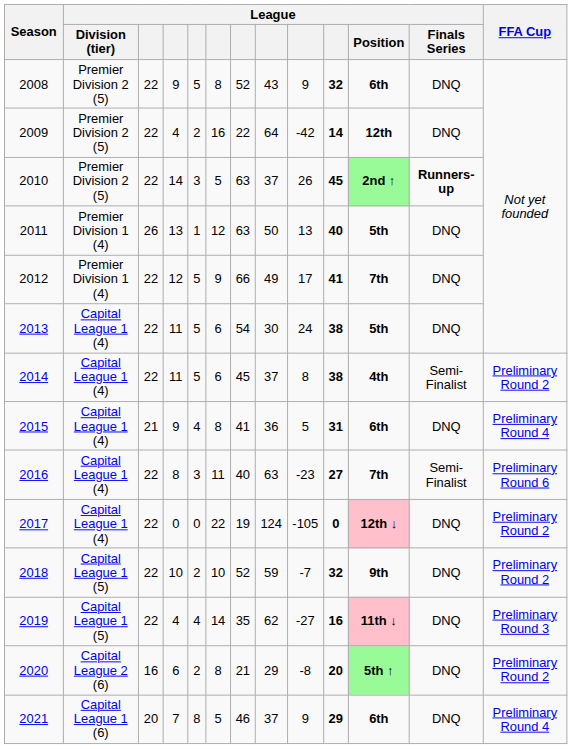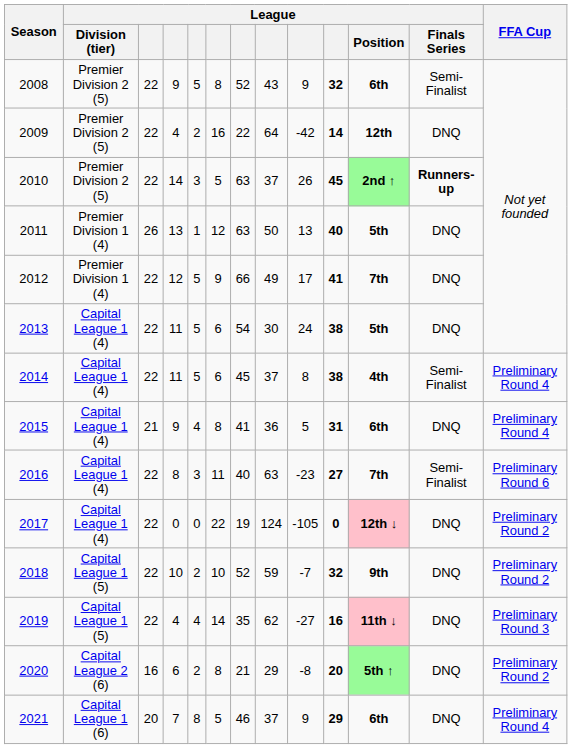(446, 83) DNQ -> (446, 83) Semi-Finalist
(525, 377) Preliminary Round 2 -> (525, 377) Preliminary Round 4
